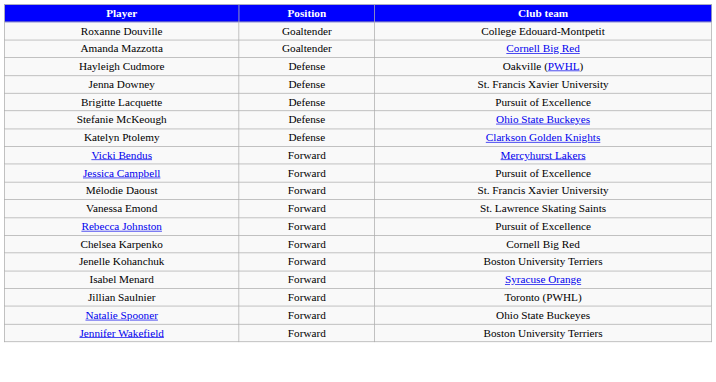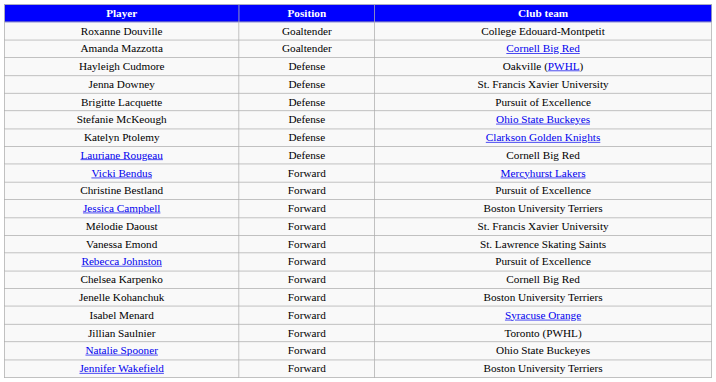+ row: (122, 155)
+ row: (122, 191)
(543, 173) Pursuit of Excellence -> (543, 208) Boston University Terriers
